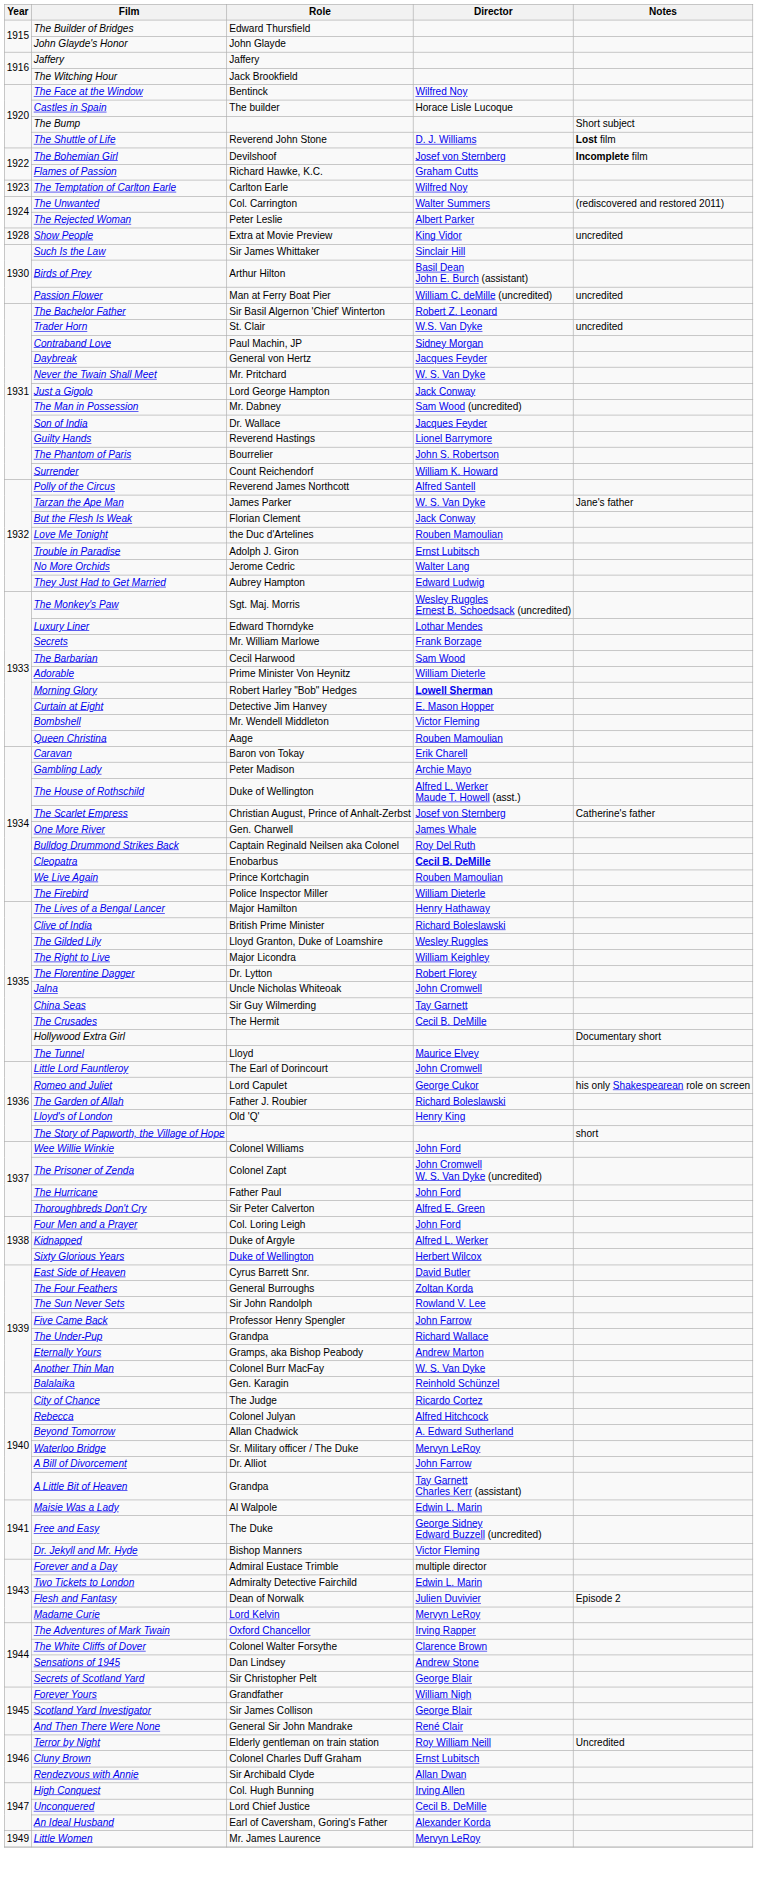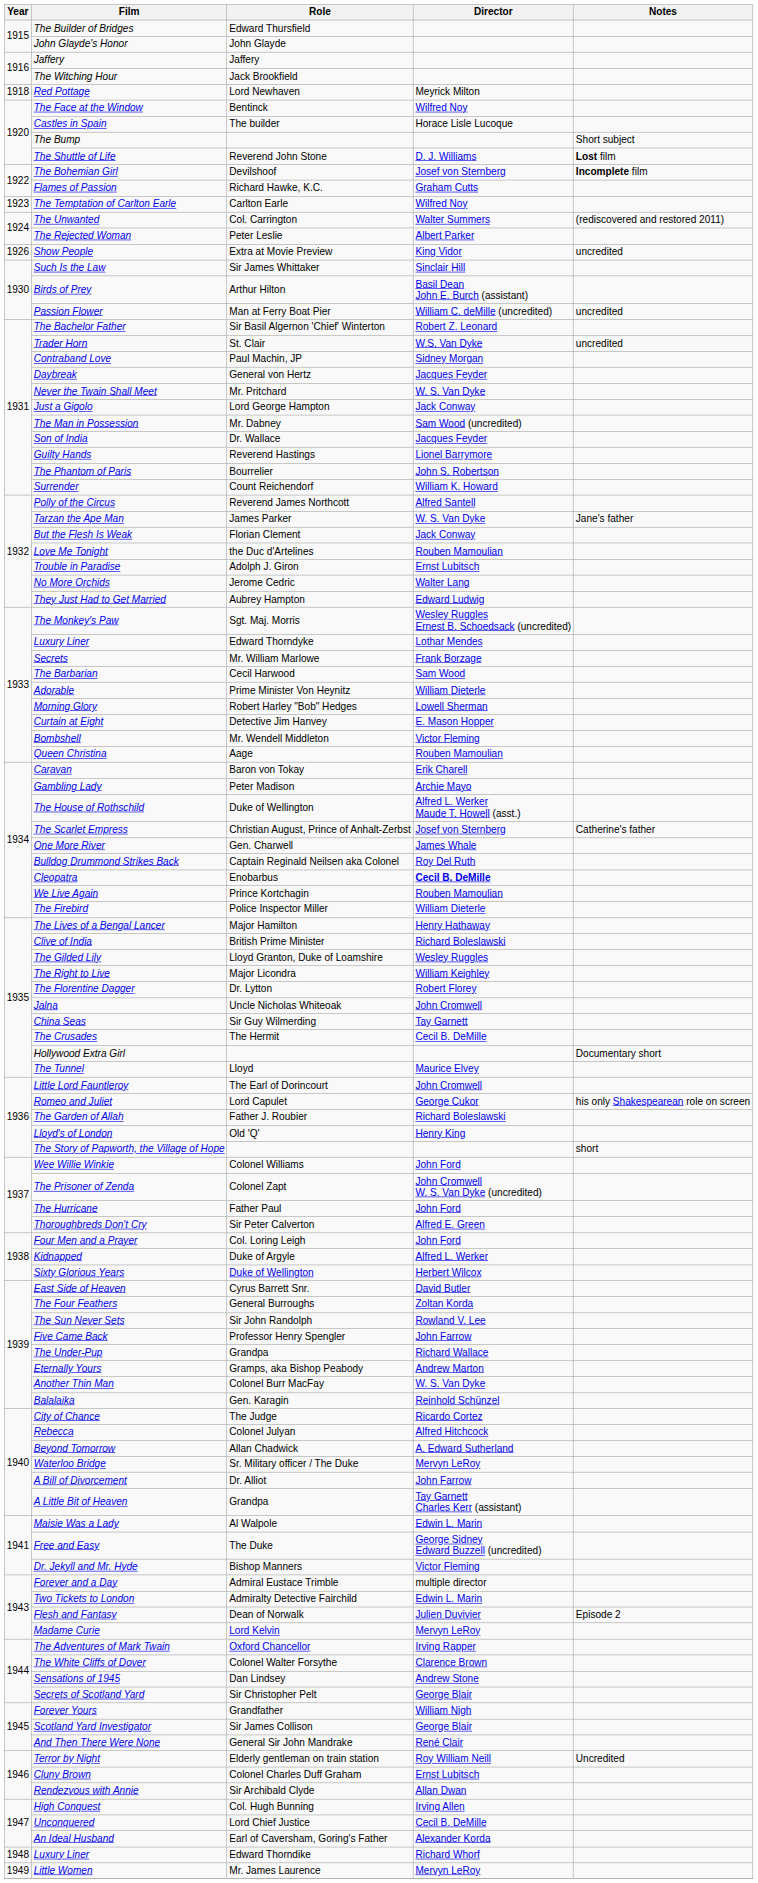+ row: (62, 92)
(18, 236) 1928 -> (18, 252) 1926
(454, 690) bold -> (452, 706) normal
+ row: (61, 1855)
